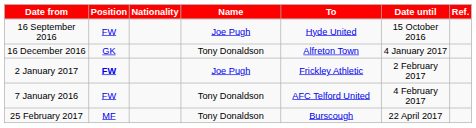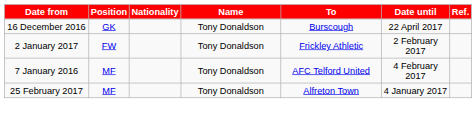- row: (46, 32)
(331, 51) Alfreton Town -> (331, 27) Burscough
(415, 51) 4 January 2017 -> (415, 27) 22 April 2017
(109, 71) bold -> (109, 46) normal
(231, 71) Joe Pugh -> (231, 46) Tony Donaldson
(109, 96) FW -> (109, 71) MF
(331, 116) Burscough -> (331, 91) Alfreton Town
(415, 116) 22 April 2017 -> (415, 91) 4 January 2017
